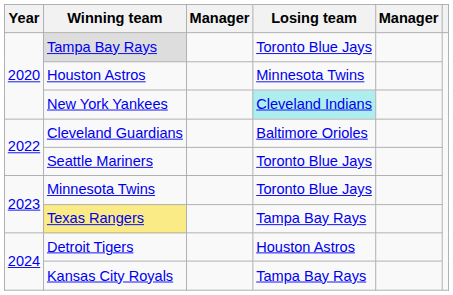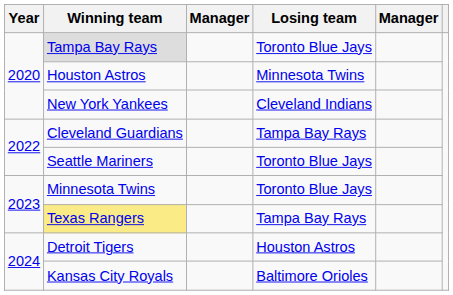(314, 104) paleturquoise background -> (314, 104) no background
(312, 132) Baltimore Orioles -> (311, 132) Tampa Bay Rays
(311, 275) Tampa Bay Rays -> (312, 275) Baltimore Orioles
